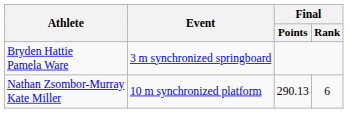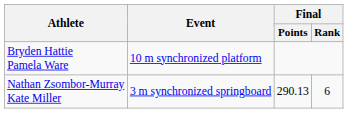(201, 58) 3 m synchronized springboard -> (196, 58) 10 m synchronized platform
(196, 91) 10 m synchronized platform -> (201, 91) 3 m synchronized springboard
